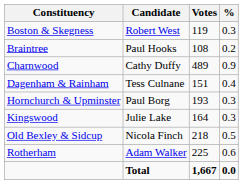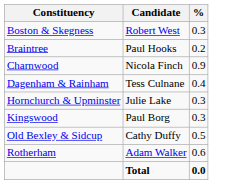- column: (204, 13)
(153, 65) Cathy Duffy -> (154, 65) Nicola Finch
(148, 100) Paul Borg -> (148, 100) Julie Lake
(148, 118) Julie Lake -> (148, 118) Paul Borg
(154, 135) Nicola Finch -> (153, 135) Cathy Duffy
